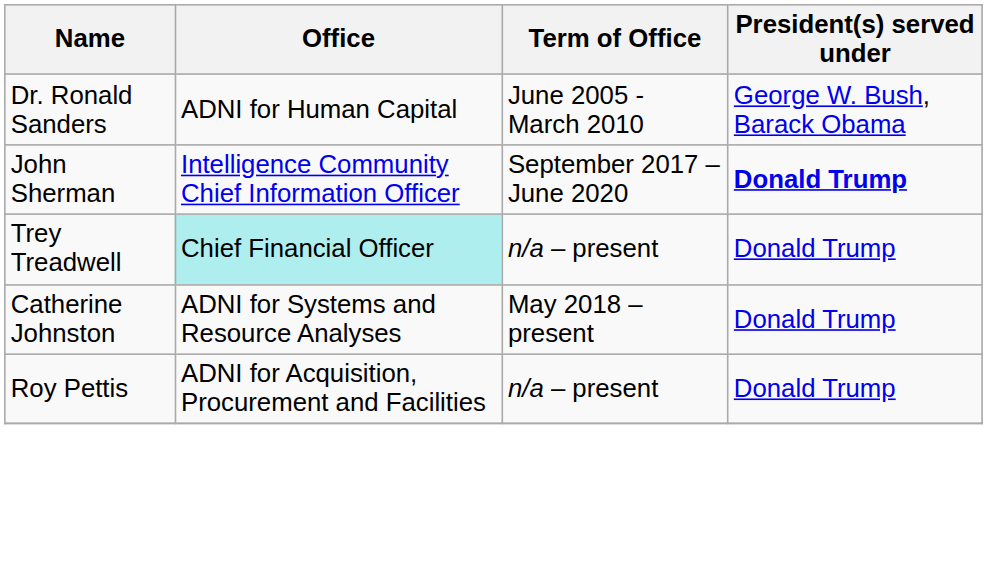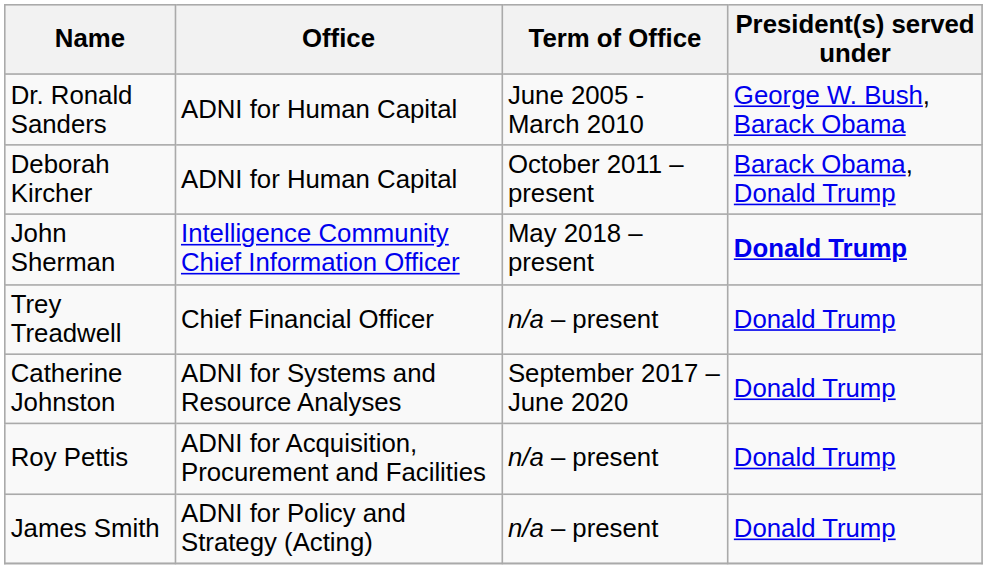+ row: (60, 179)
(614, 179) September 2017 – June 2020 -> (575, 248) May 2018 – present
(307, 248) paleturquoise background -> (307, 318) no background
(575, 318) May 2018 – present -> (614, 388) September 2017 – June 2020
+ row: (85, 528)
